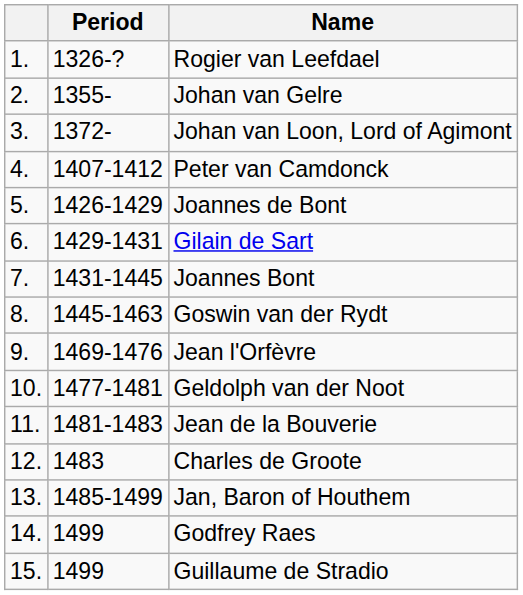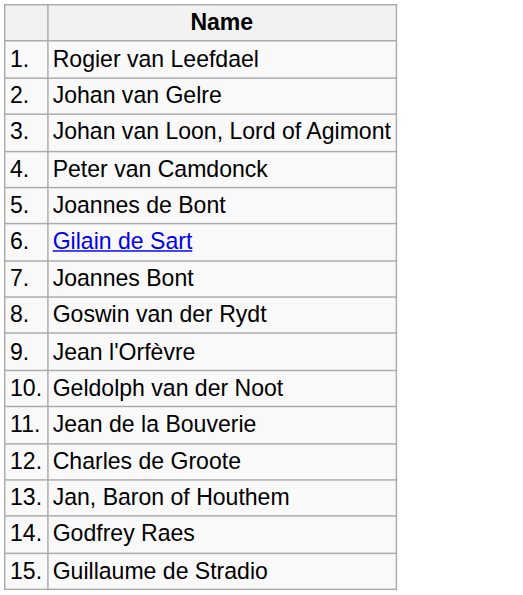- column: (108, 22)
